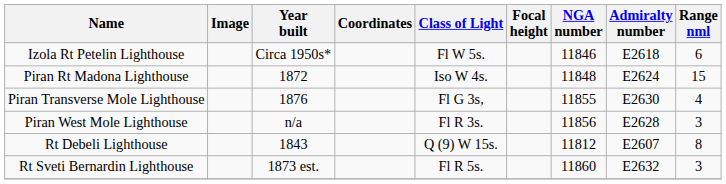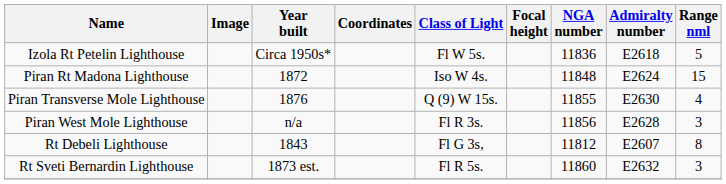(579, 54) 11846 -> (579, 54) 11836
(698, 54) 6 -> (698, 54) 5
(461, 99) Fl G 3s, -> (461, 99) Q (9) W 15s.
(461, 144) Q (9) W 15s. -> (461, 144) Fl G 3s,
